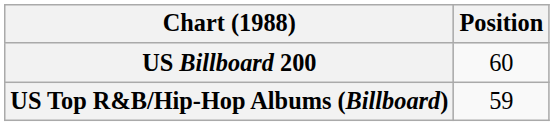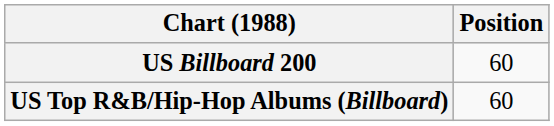(501, 100) 59 -> (501, 100) 60
